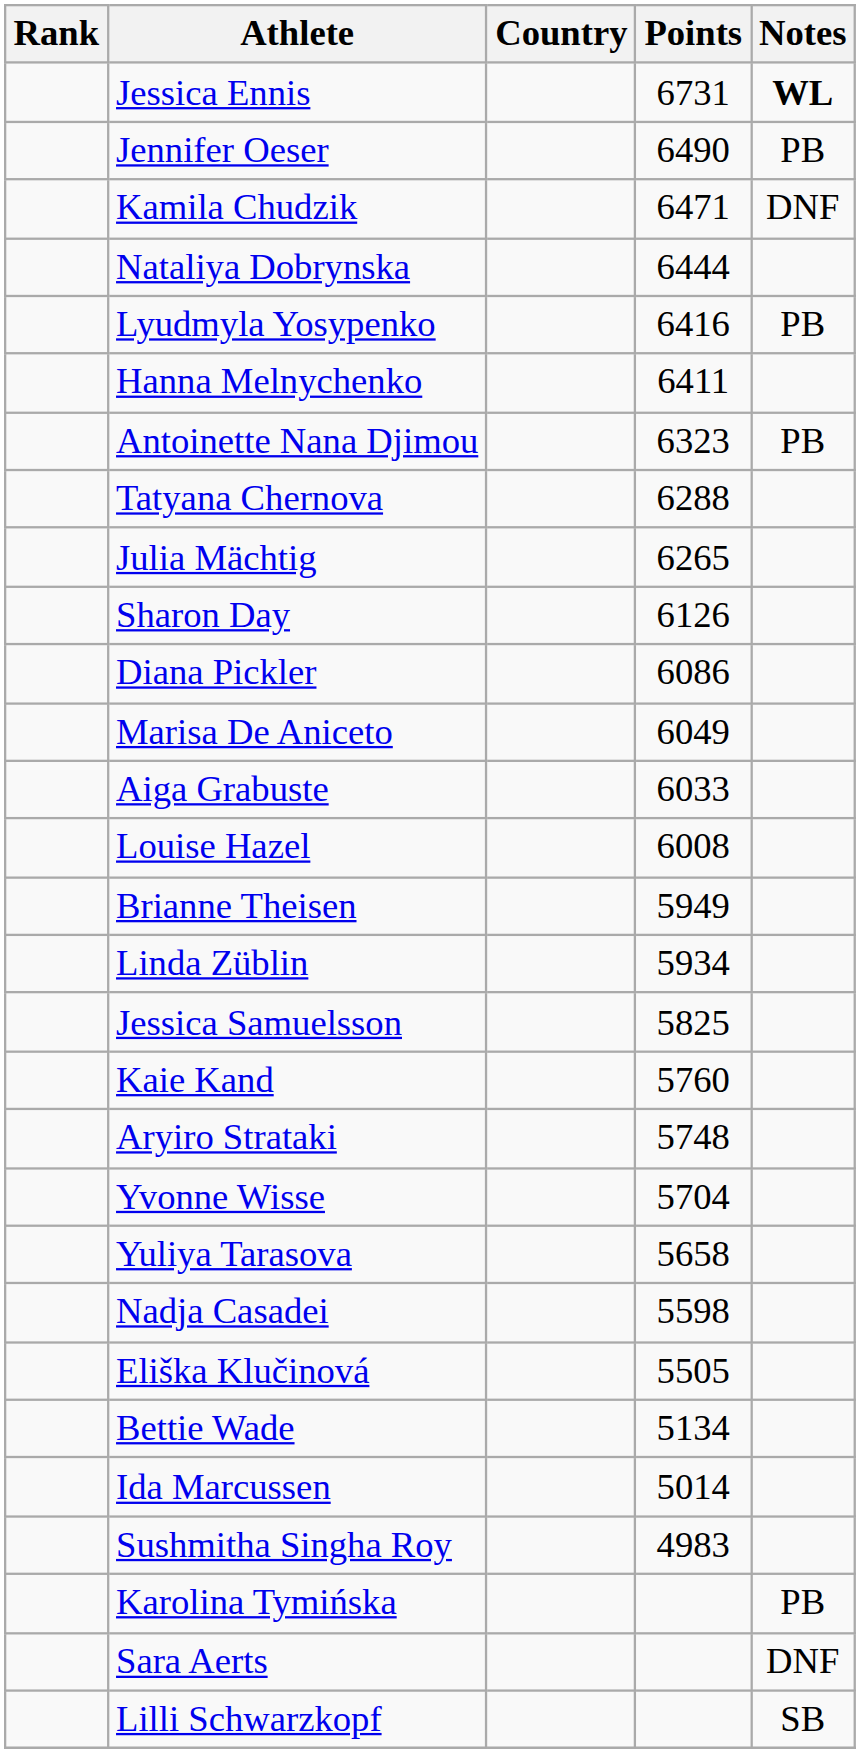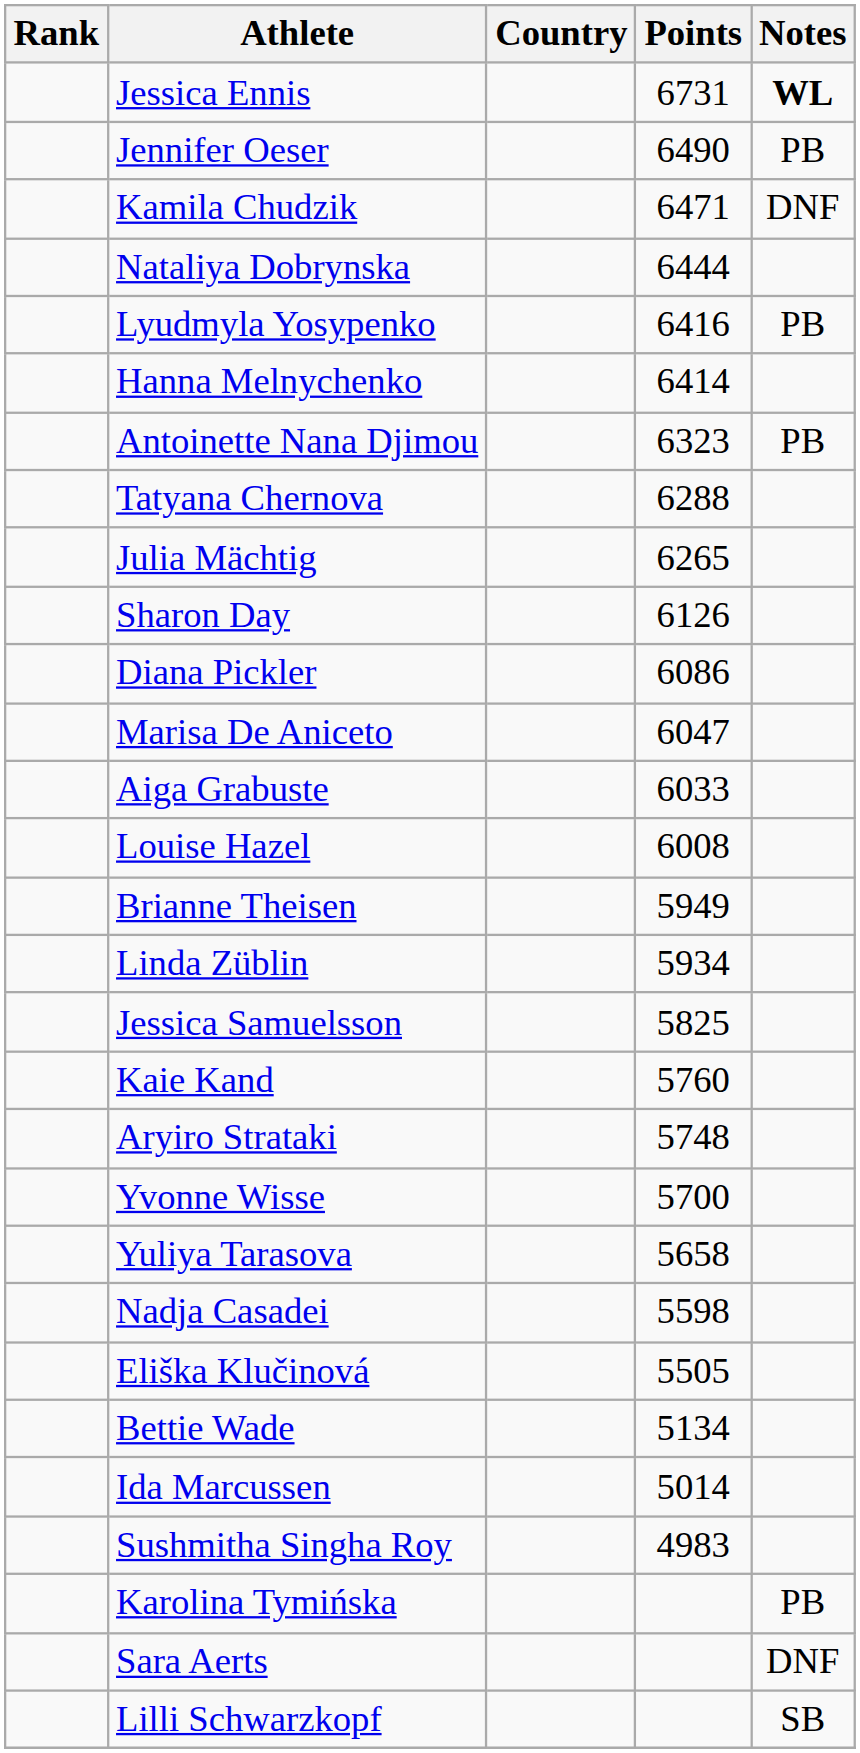(693, 382) 6411 -> (693, 382) 6414
(693, 730) 6049 -> (693, 730) 6047
(693, 1195) 5704 -> (693, 1195) 5700
